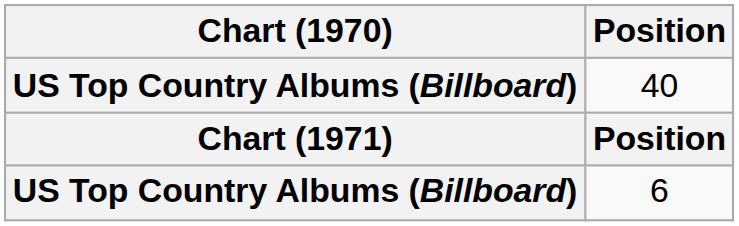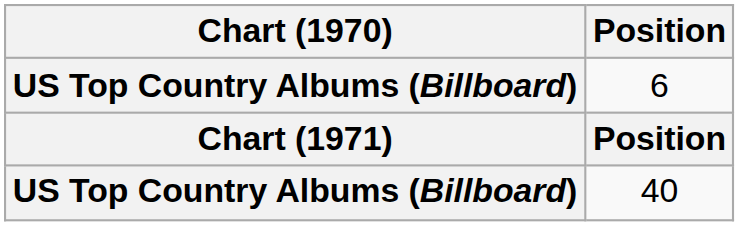rows swapped: (659, 191) <-> (660, 84)
